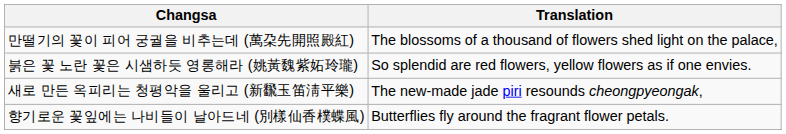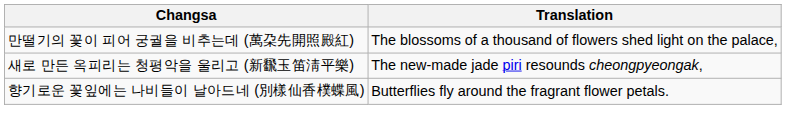- row: (183, 65)
